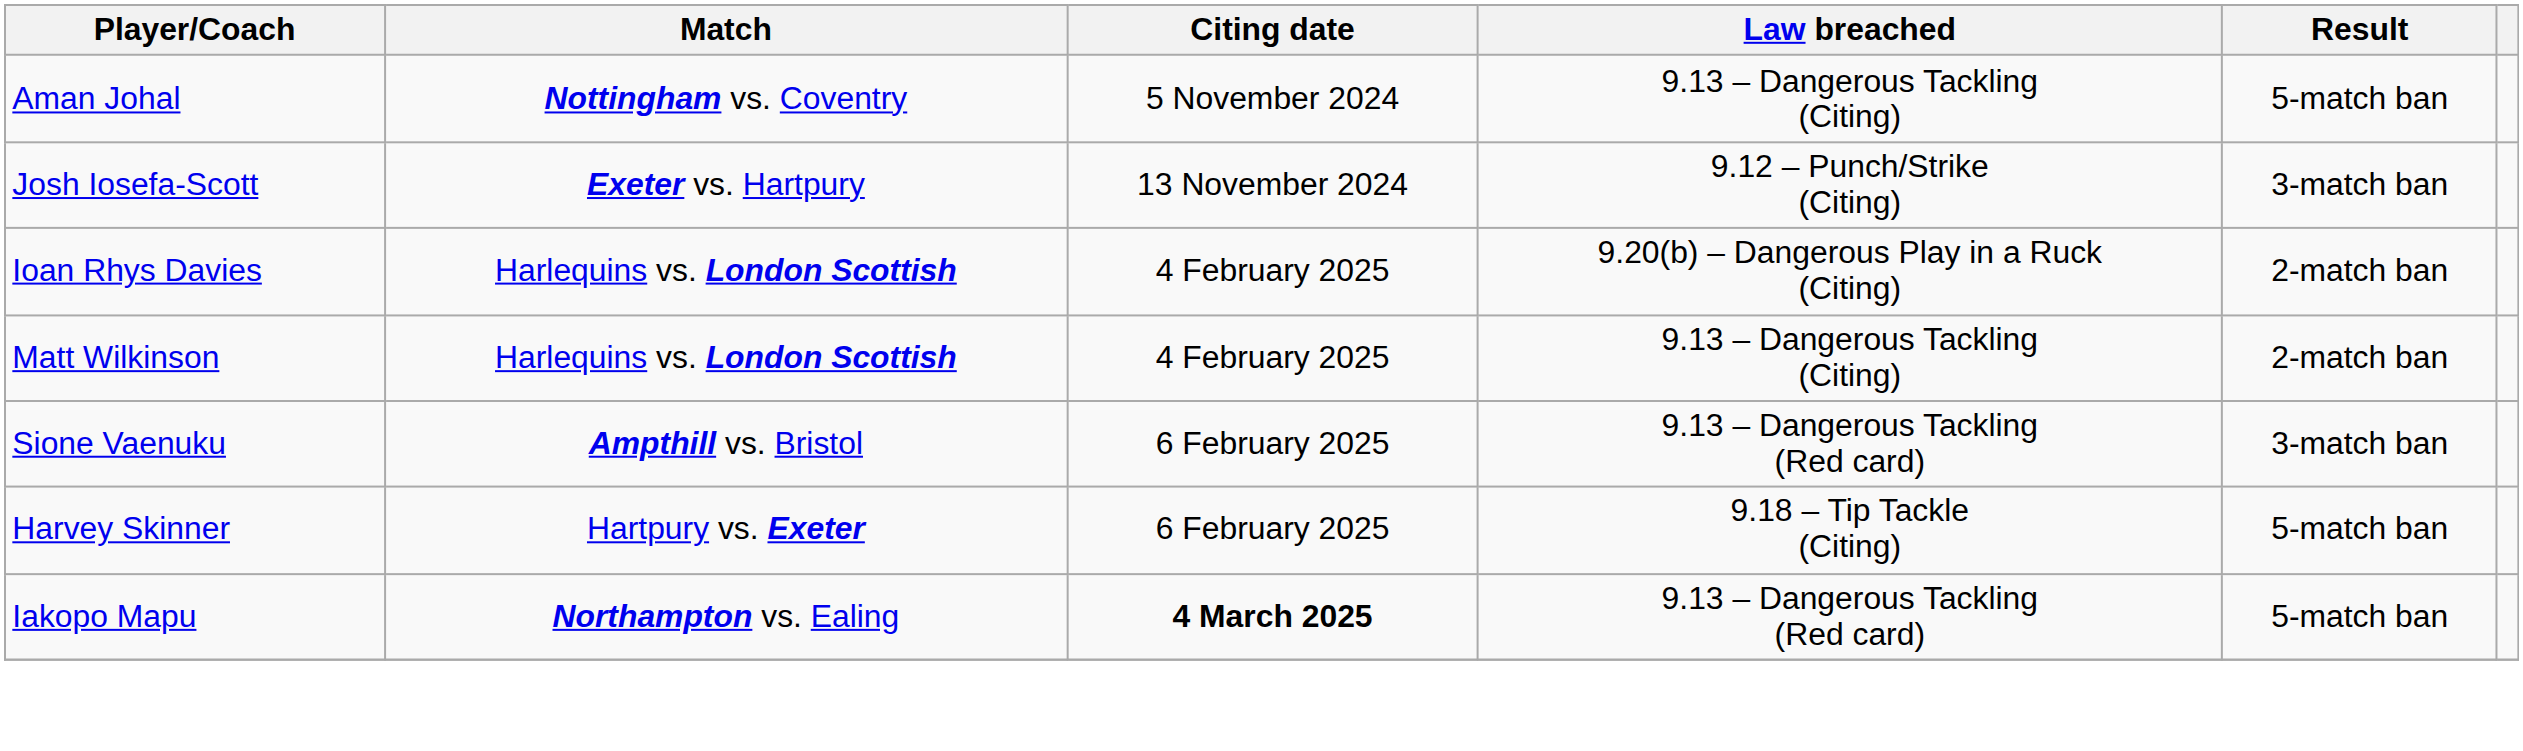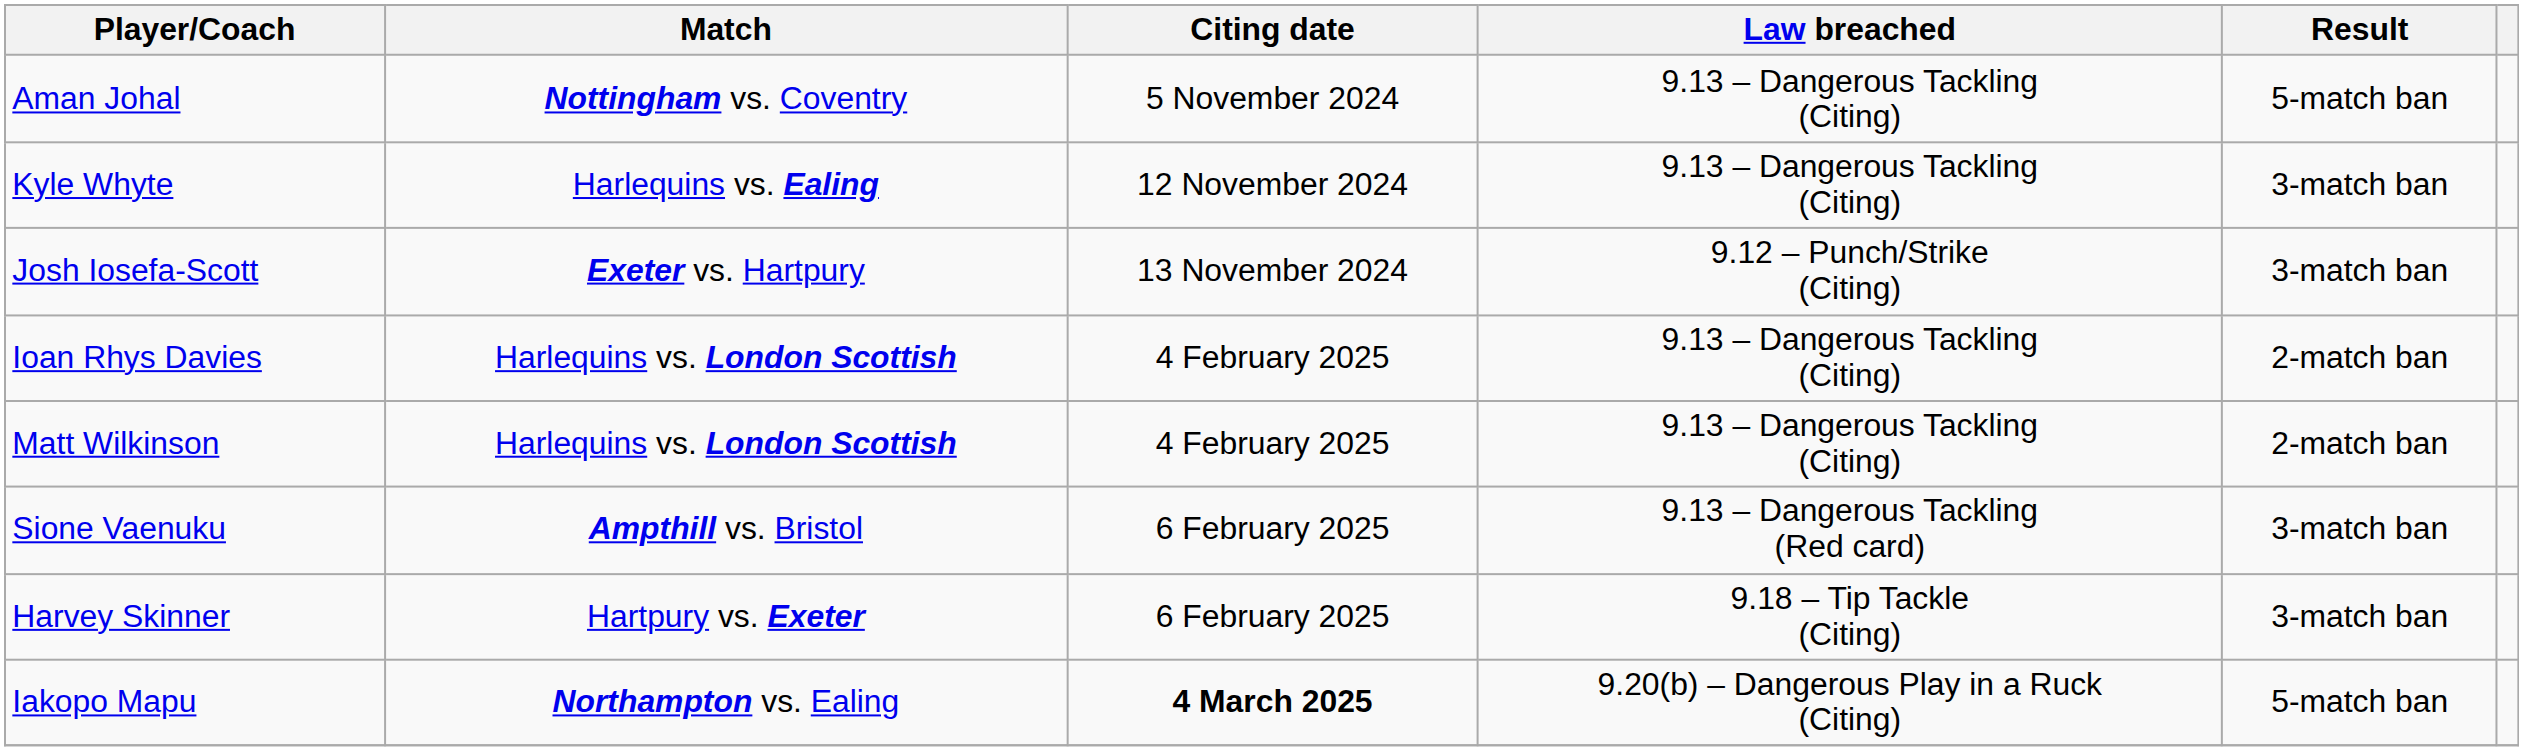+ row: (93, 184)
(1850, 270) 9.20(b) – Dangerous Play in a Ruck (Citing) -> (1850, 357) 9.13 – Dangerous Tackling (Citing)
(2360, 529) 5-match ban -> (2360, 616) 3-match ban
(1850, 616) 9.13 – Dangerous Tackling (Red card) -> (1850, 702) 9.20(b) – Dangerous Play in a Ruck (Citing)
